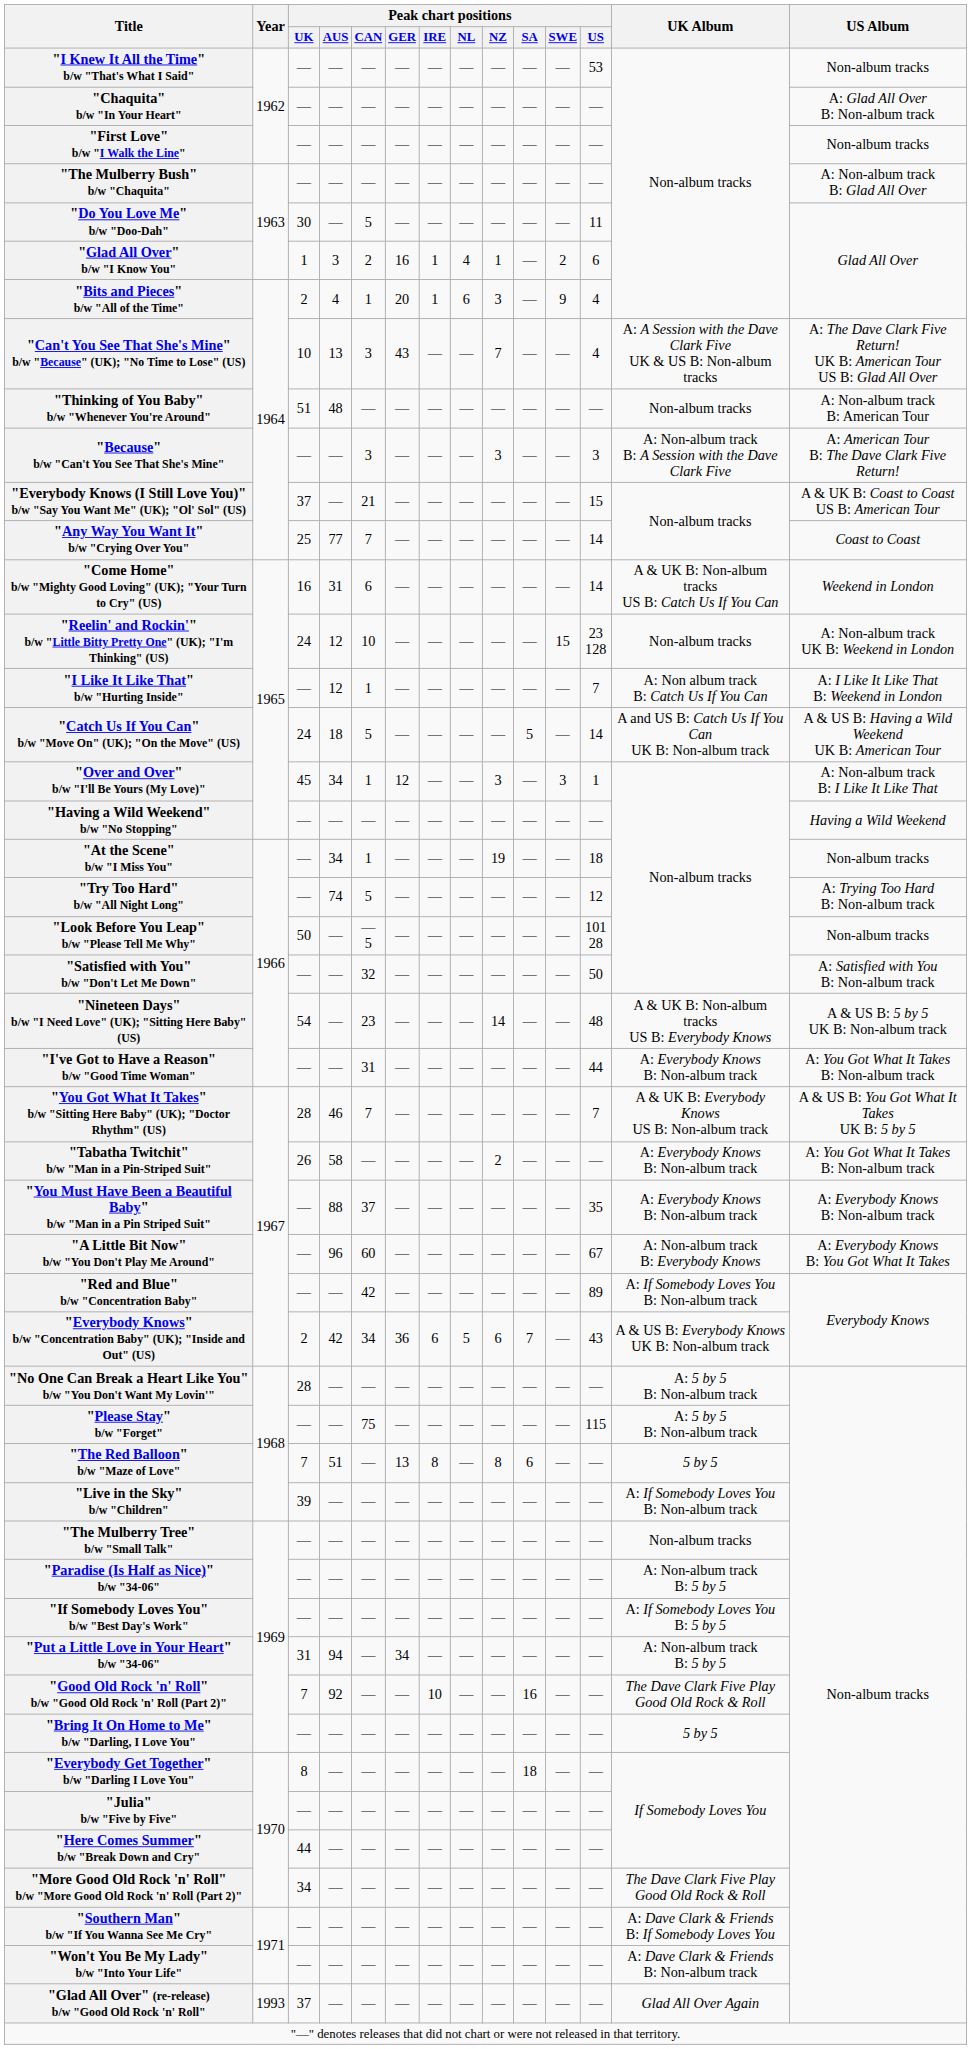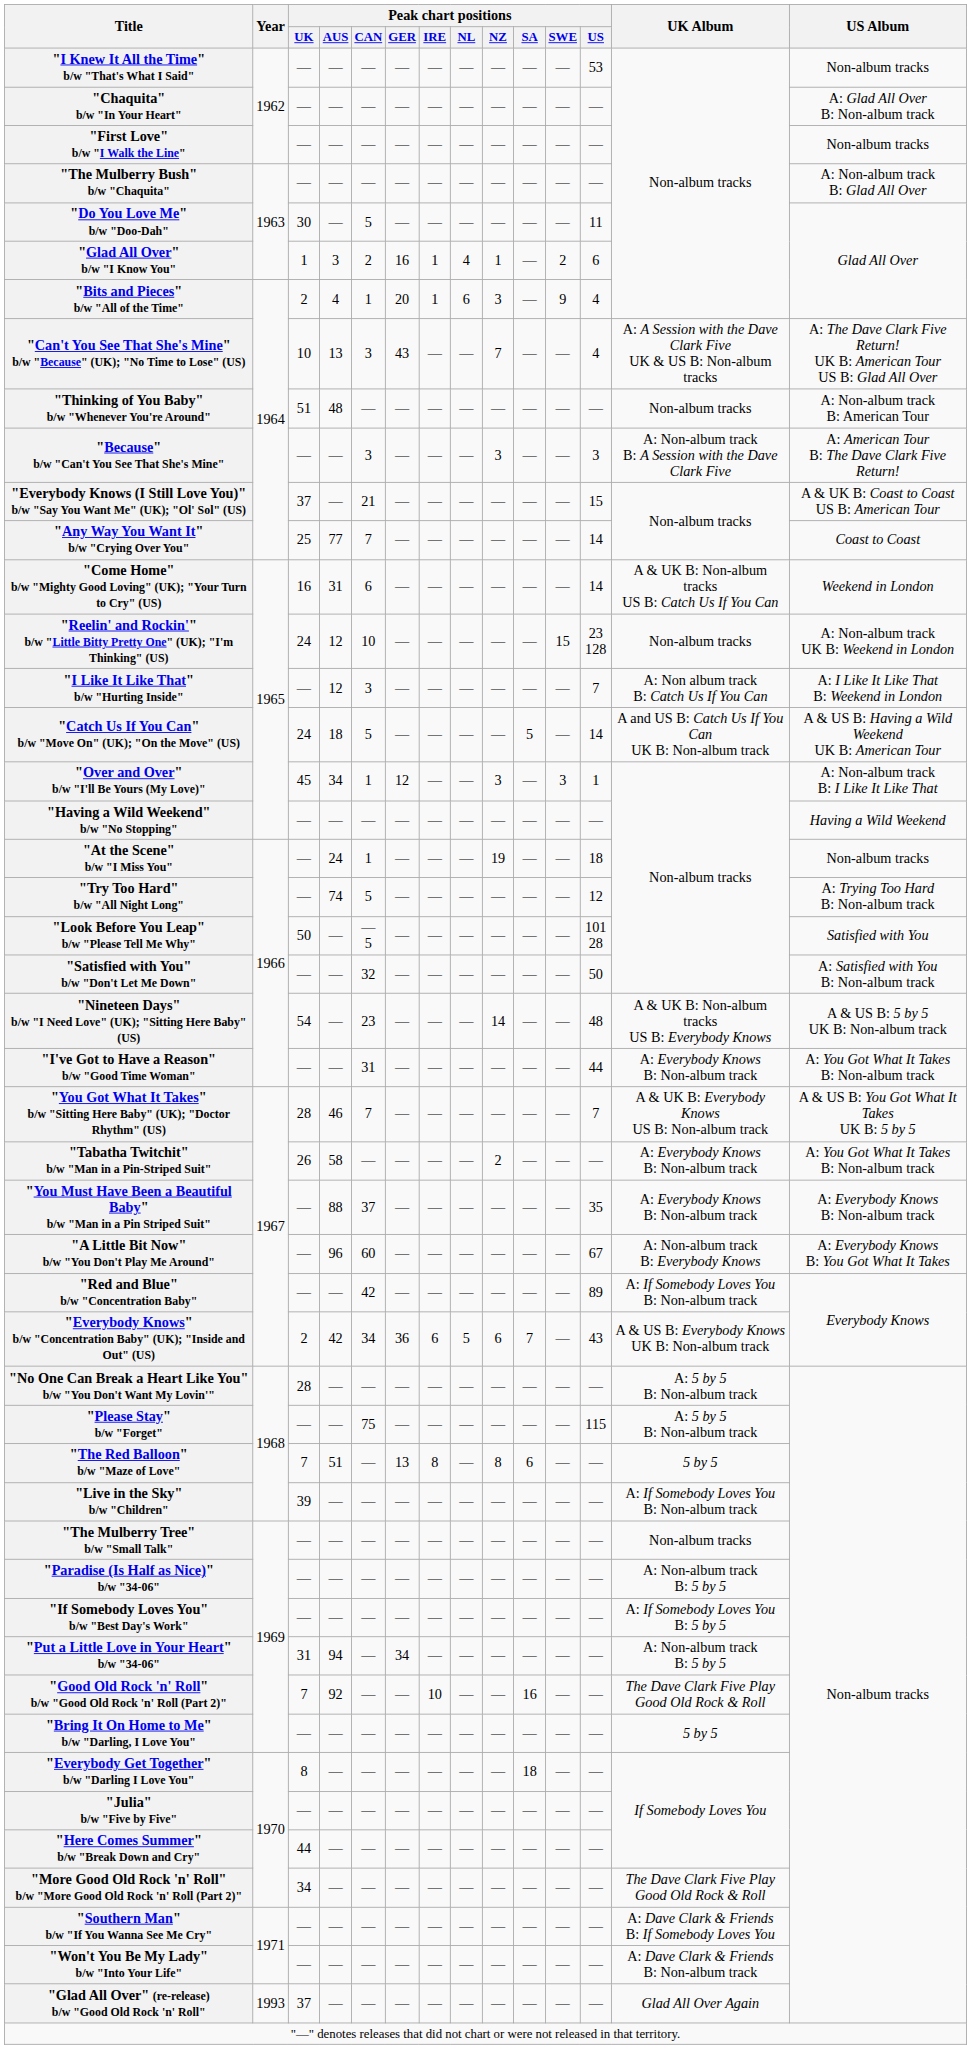(368, 688) 1 -> (368, 688) 3
(336, 858) 34 -> (336, 858) 24
(878, 935) Non-album tracks -> (878, 935) Satisfied with You
